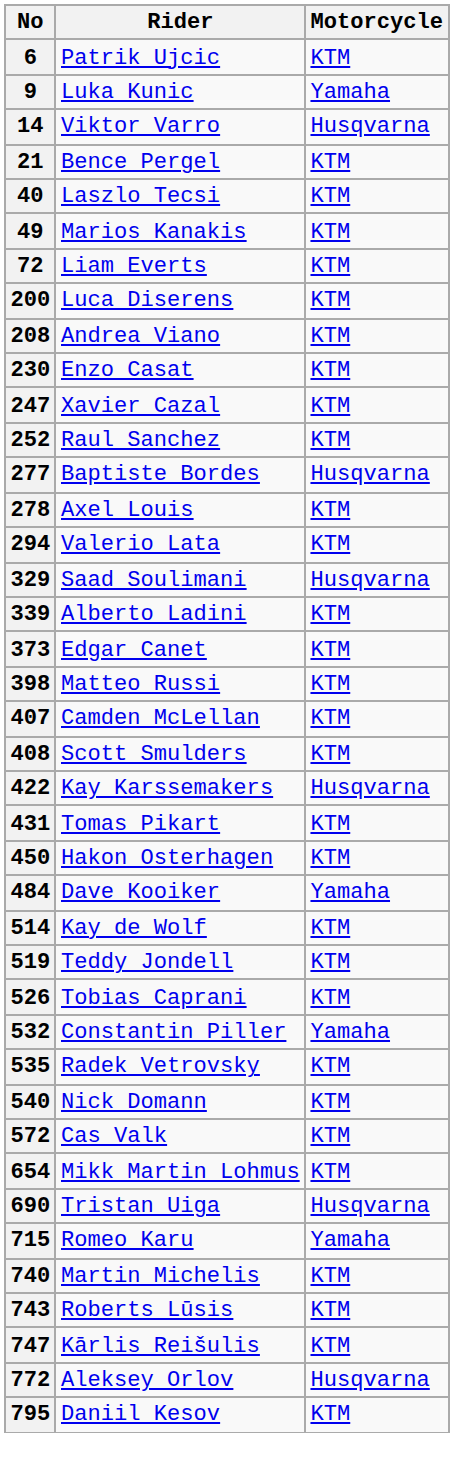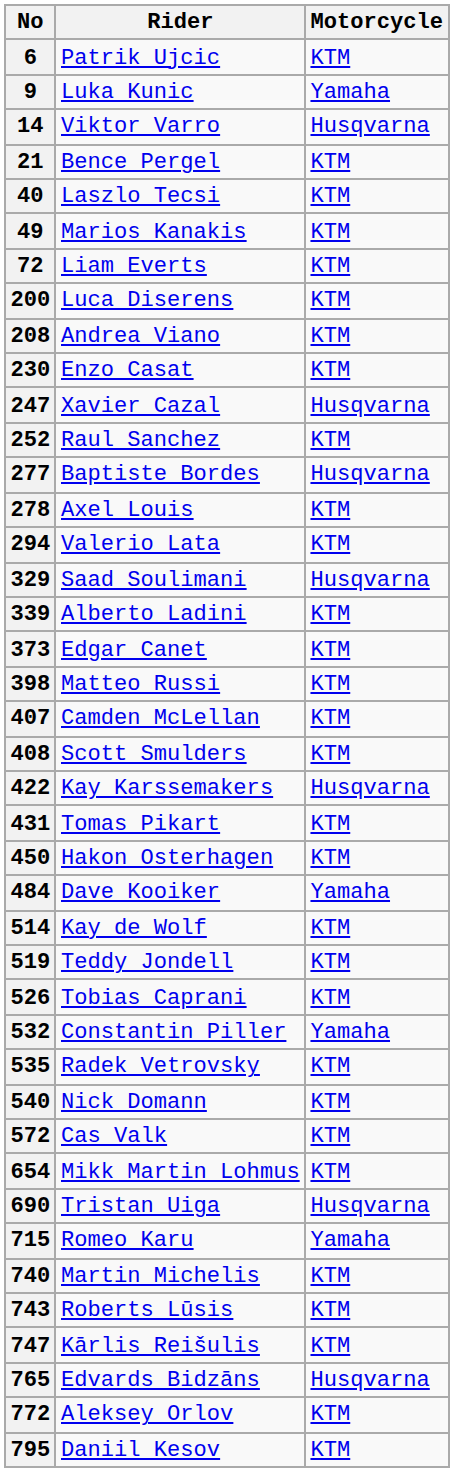(330, 405) KTM -> (370, 405) Husqvarna
+ row: (30, 1380)
(370, 1380) Husqvarna -> (330, 1415) KTM
